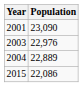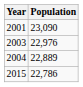(44, 74) 22,086 -> (44, 74) 22,786
